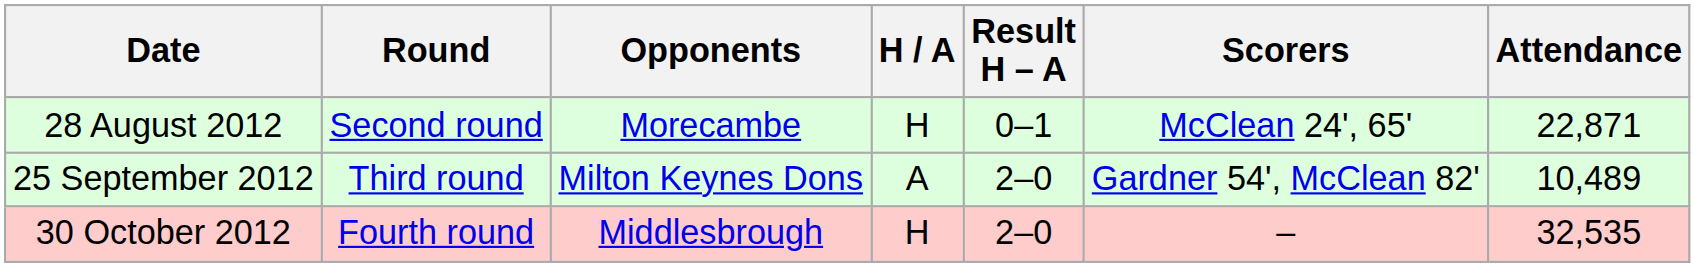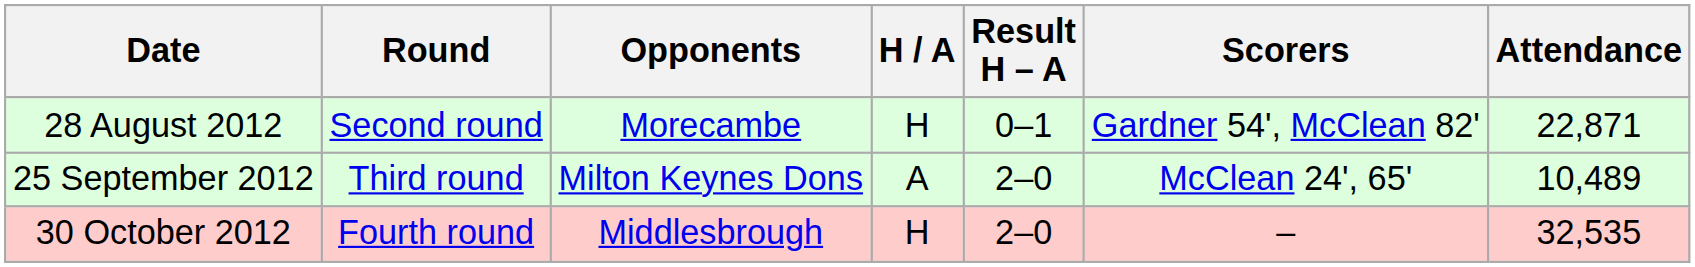(1286, 124) McClean 24', 65' -> (1286, 124) Gardner 54', McClean 82'
(1286, 178) Gardner 54', McClean 82' -> (1286, 178) McClean 24', 65'
